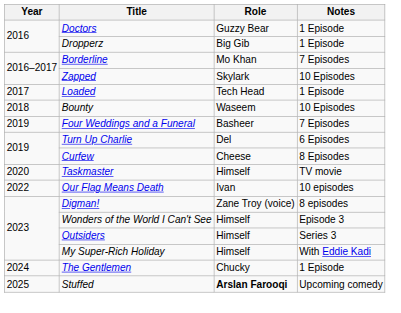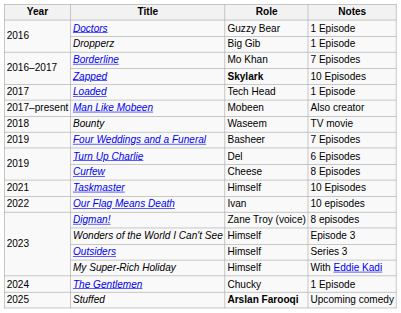(233, 76) normal -> (245, 76) bold
+ row: (113, 108)
(327, 108) 10 Episodes -> (332, 124) TV movie
(18, 172) 2020 -> (18, 188) 2021
(321, 172) TV movie -> (338, 188) 10 Episodes
